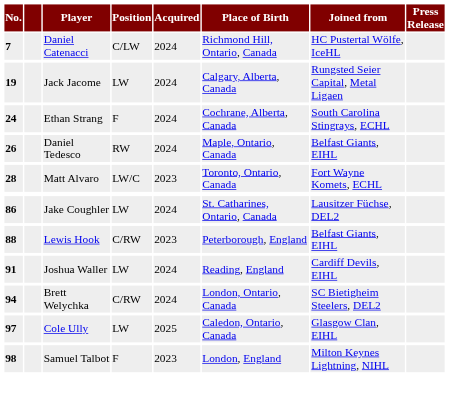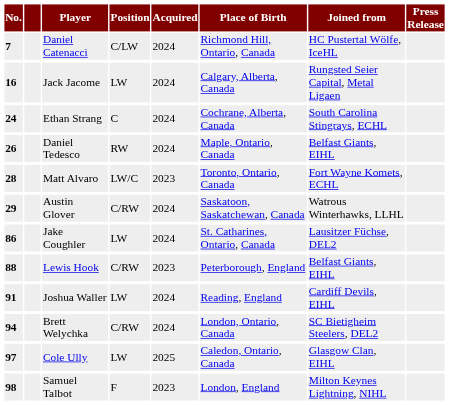(11, 82) 19 -> (11, 82) 16
(115, 118) F -> (114, 118) C
+ row: (59, 208)
